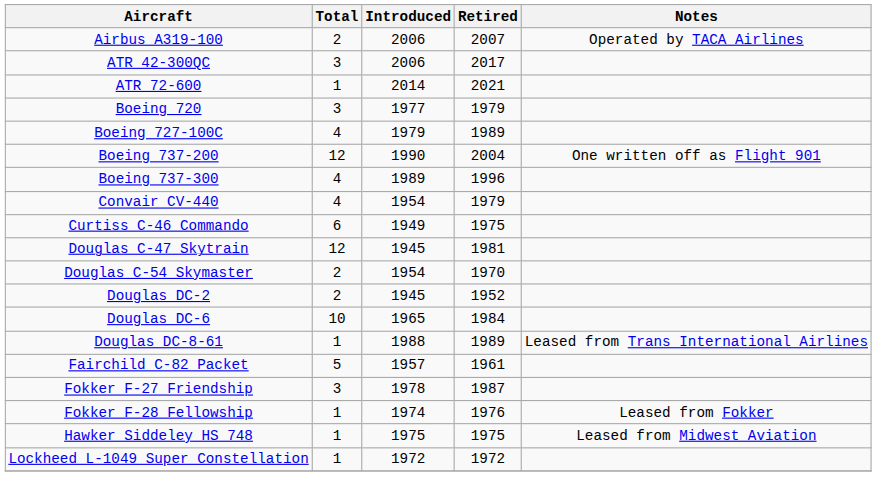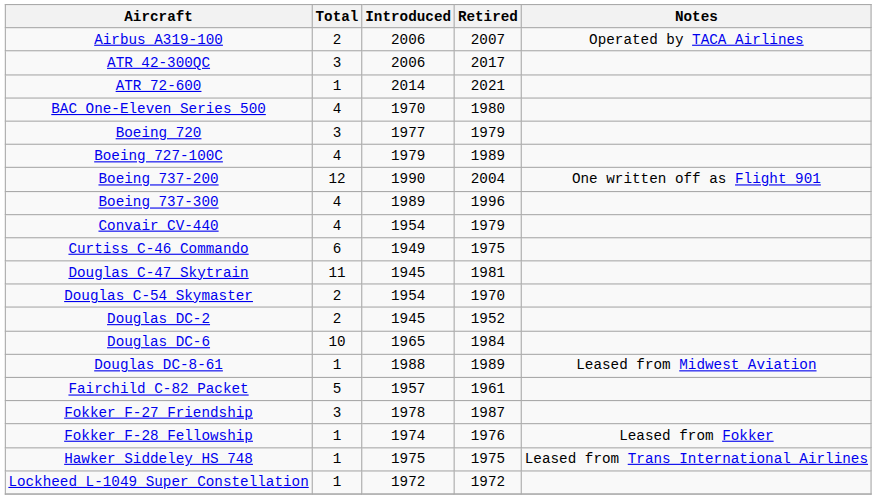+ row: (159, 109)
(337, 249) 12 -> (337, 273) 11
(696, 342) Leased from Trans International Airlines -> (696, 366) Leased from Midwest Aviation
(696, 436) Leased from Midwest Aviation -> (696, 459) Leased from Trans International Airlines
